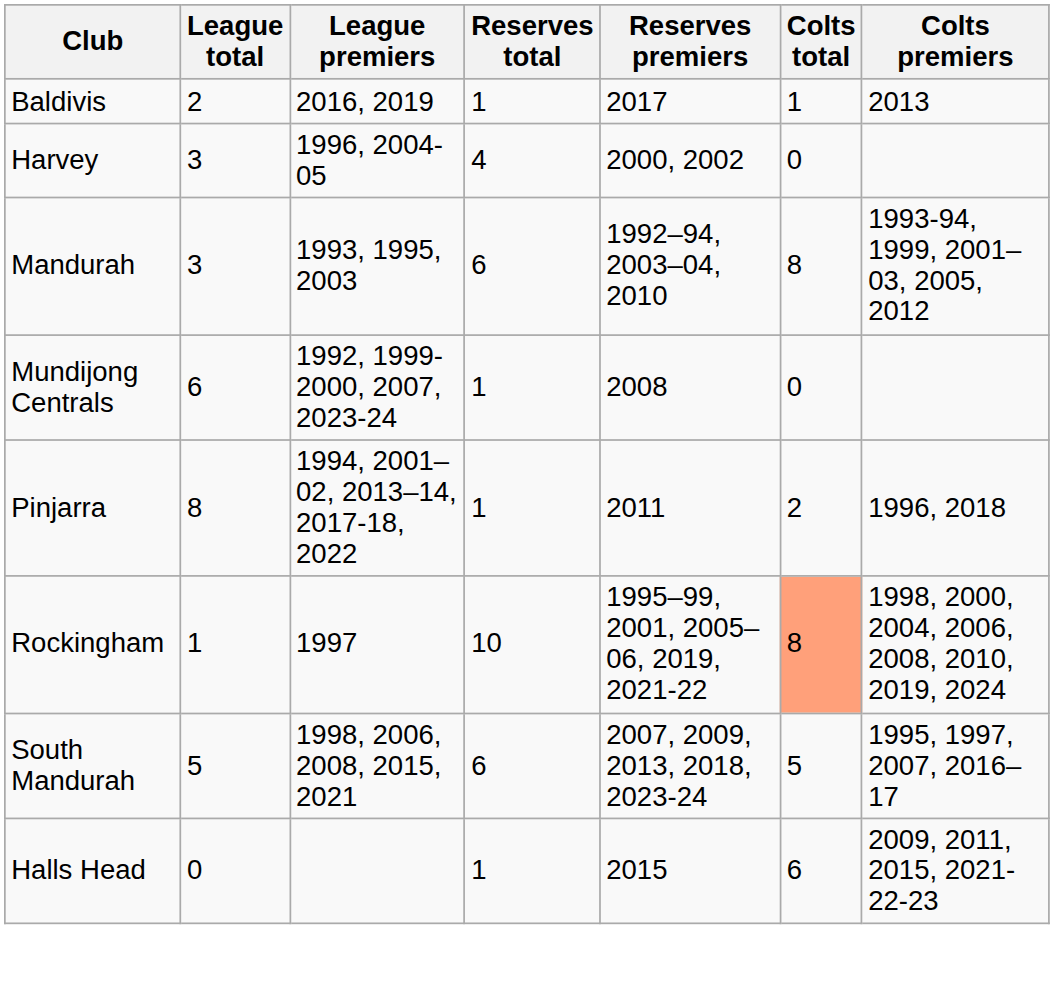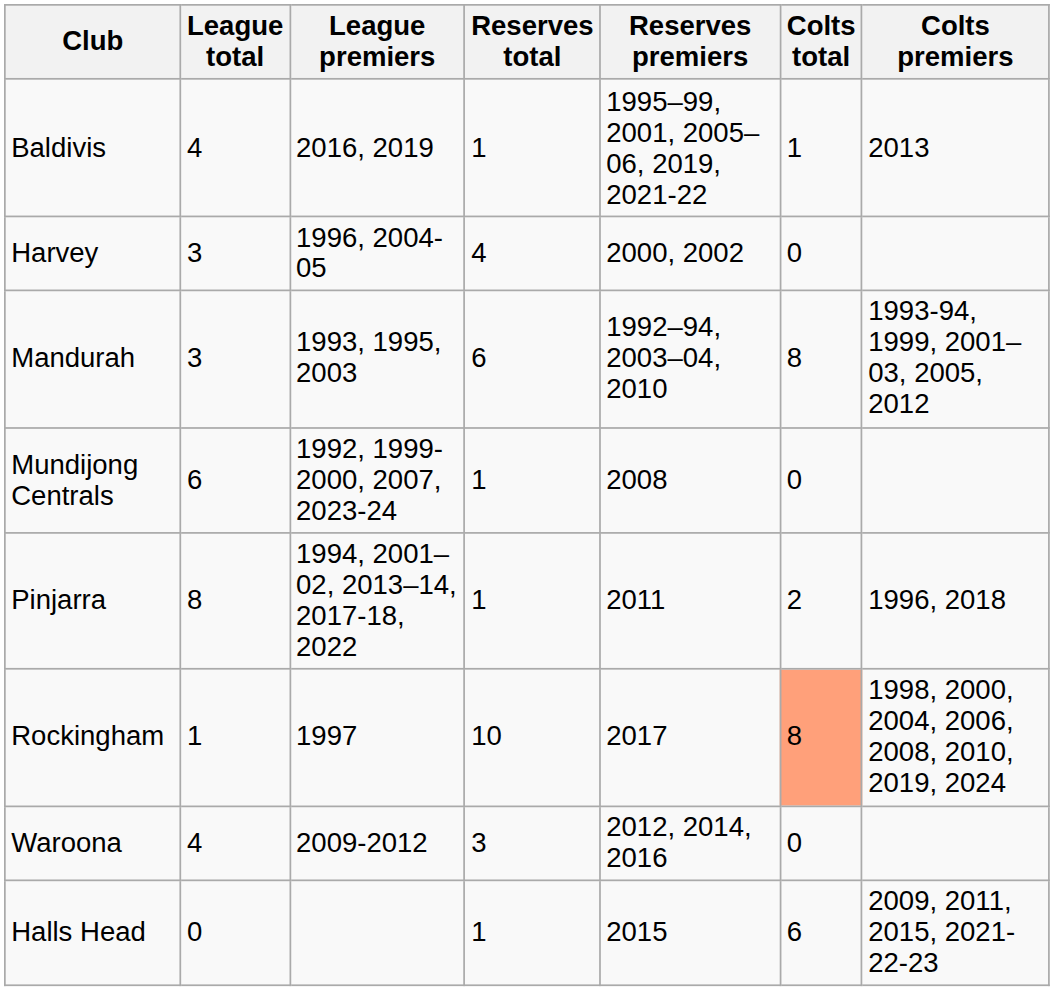(195, 100) 2 -> (195, 147) 4
(637, 100) 2017 -> (683, 147) 1995–99, 2001, 2005–06, 2019, 2021-22
(683, 644) 1995–99, 2001, 2005–06, 2019, 2021-22 -> (637, 737) 2017
- row: (73, 765)
+ row: (67, 842)
